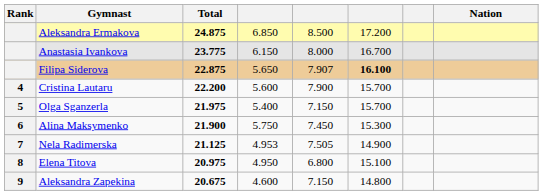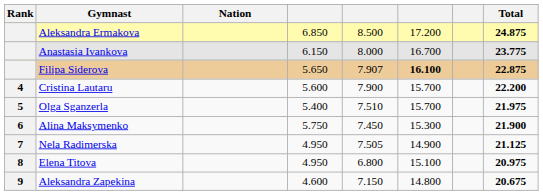columns swapped: (486, 13) <-> (210, 13)
(320, 106) 7.150 -> (370, 106) 7.510
(265, 143) 4.953 -> (315, 143) 4.950
